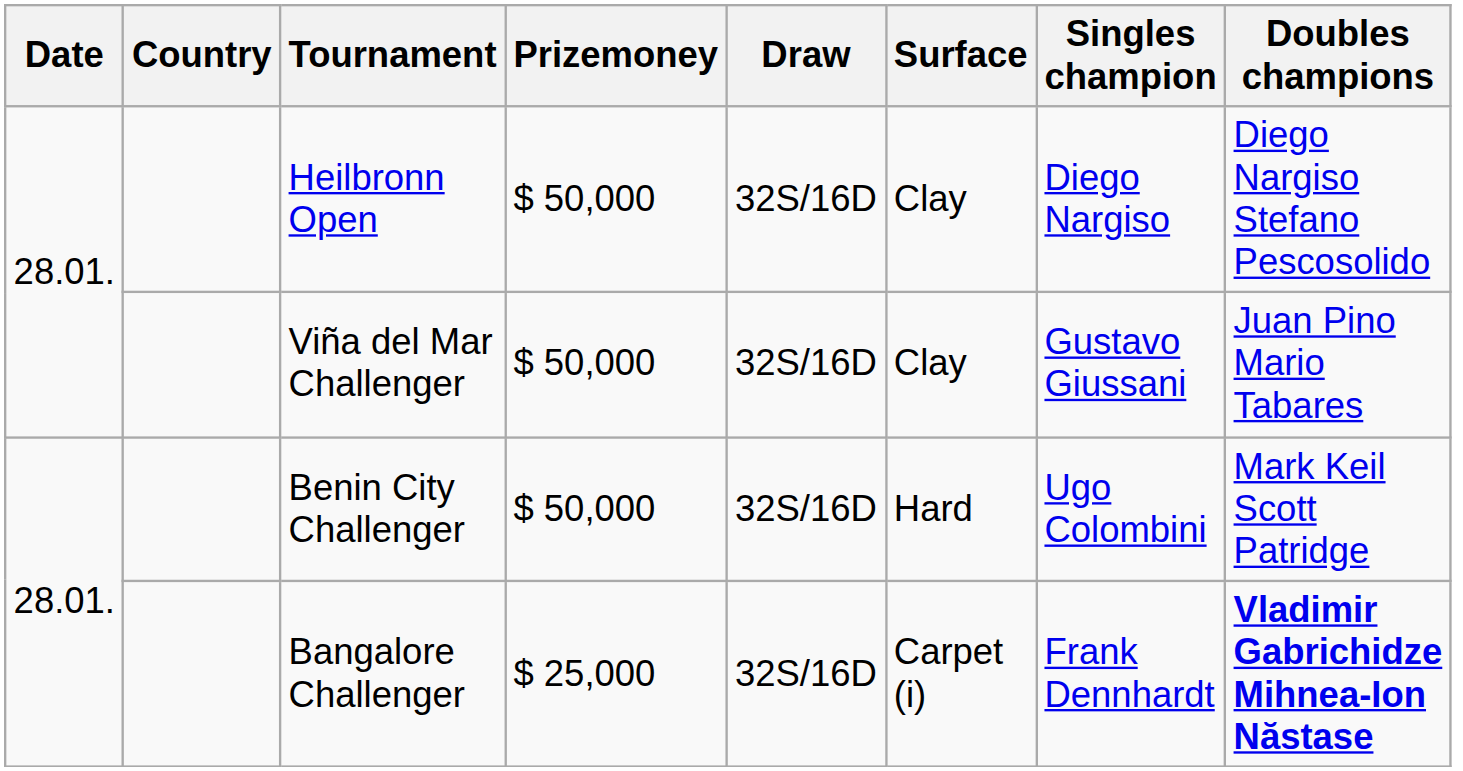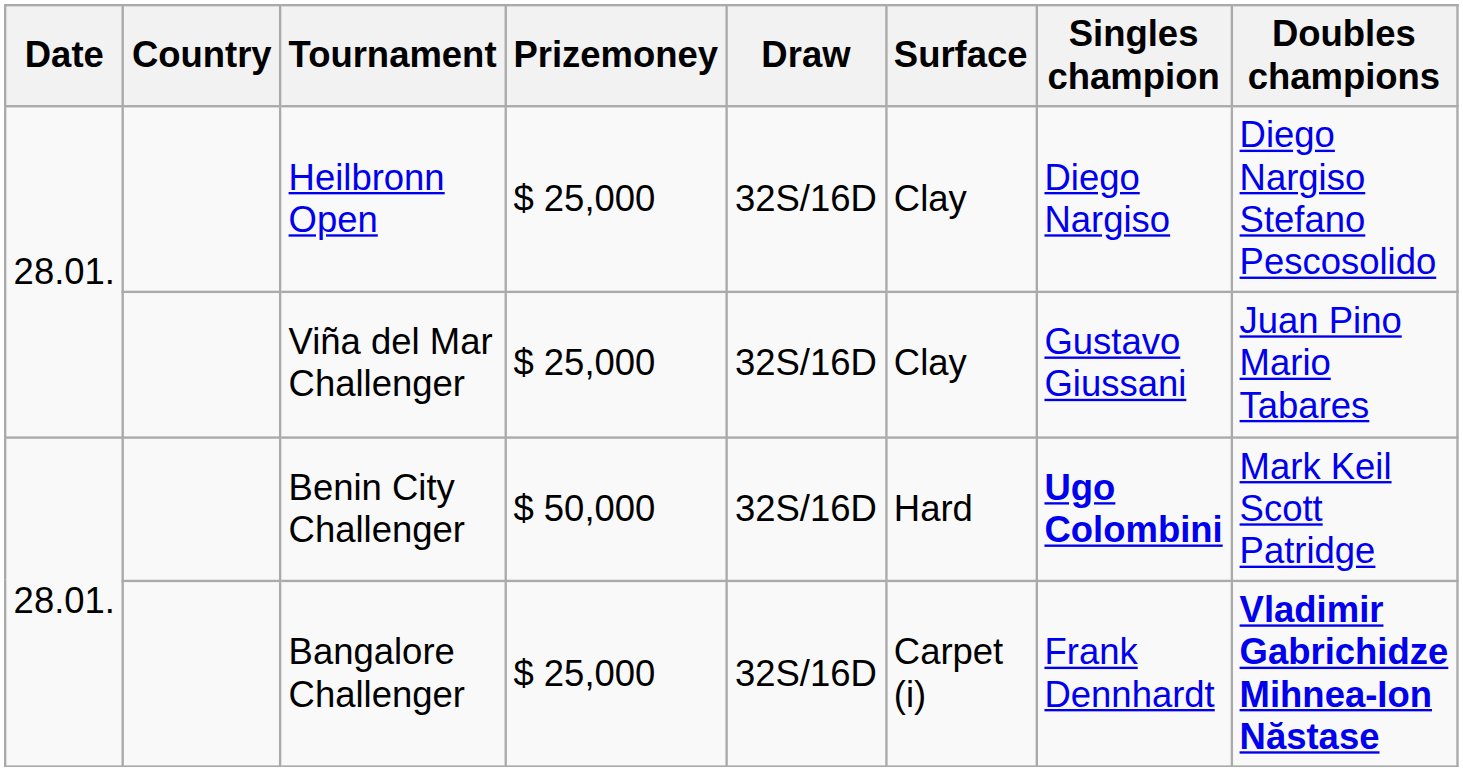(584, 198) $ 50,000 -> (584, 198) $ 25,000
(584, 363) $ 50,000 -> (584, 363) $ 25,000
(1126, 507) normal -> (1134, 507) bold
